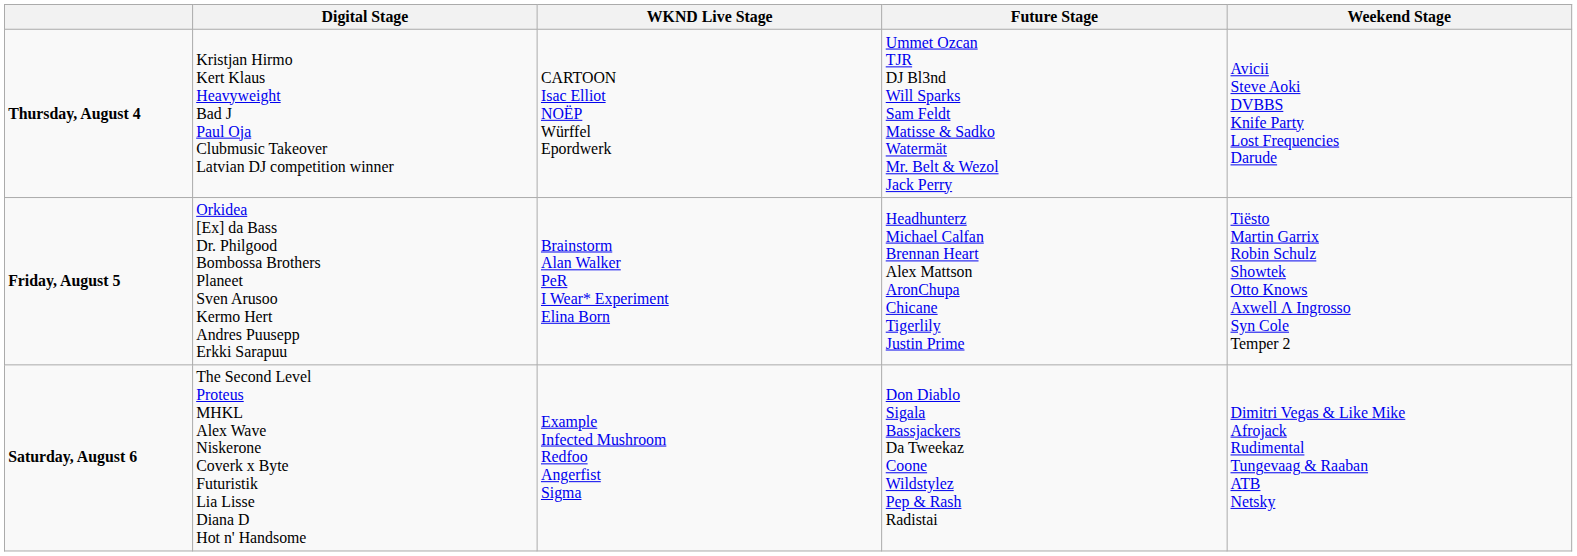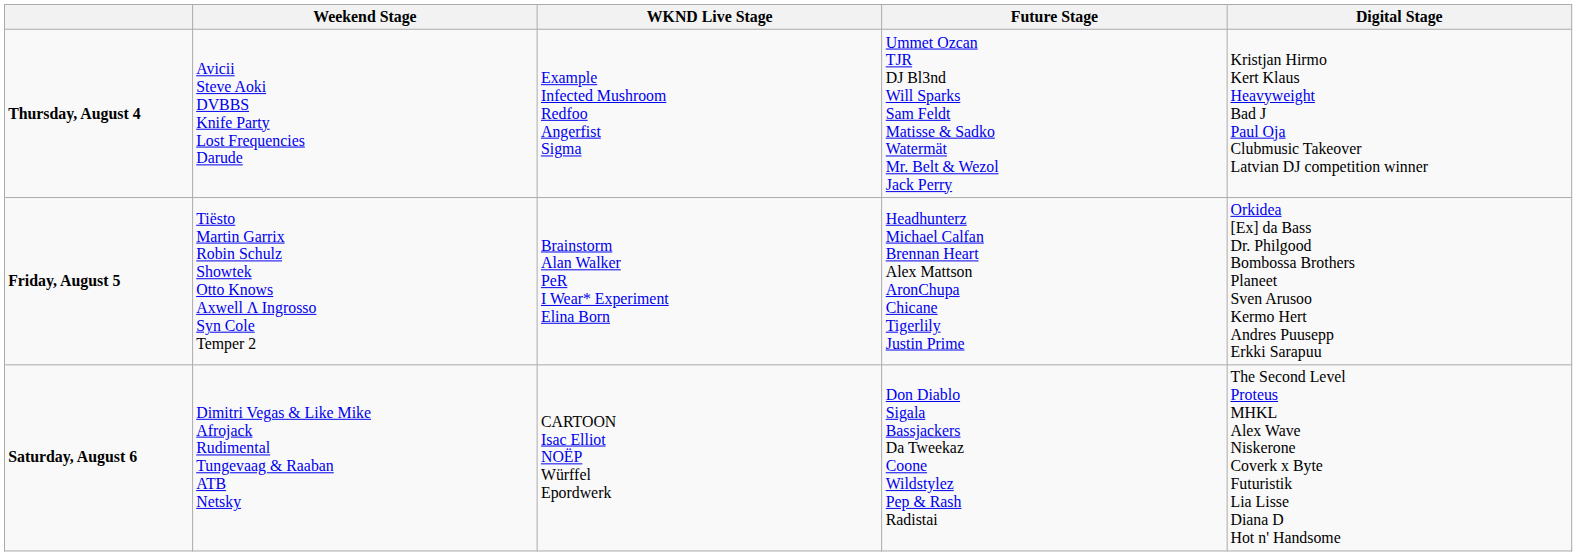columns swapped: (1399, 17) <-> (365, 17)
(579, 113) CARTOON Isac Elliot NOËP Würffel Epordwerk -> (604, 113) Example Infected Mushroom Redfoo Angerfist Sigma
(604, 457) Example Infected Mushroom Redfoo Angerfist Sigma -> (579, 457) CARTOON Isac Elliot NOËP Würffel Epordwerk
